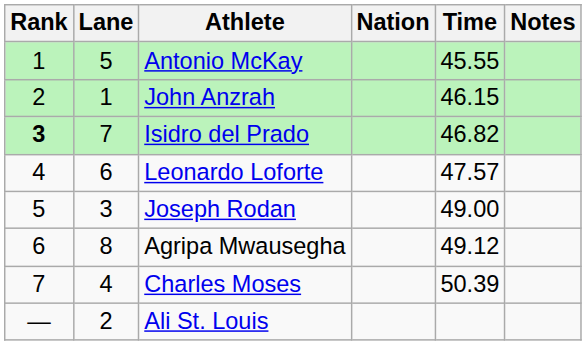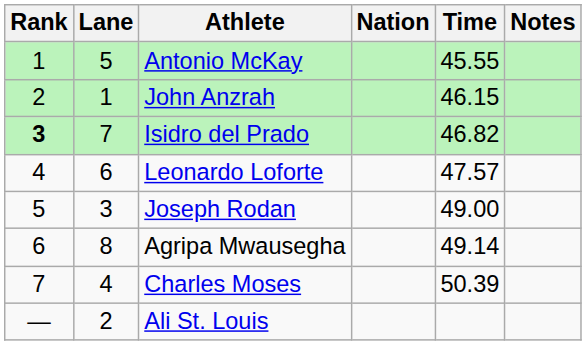(470, 246) 49.12 -> (470, 246) 49.14
